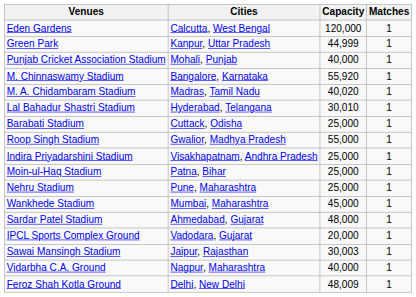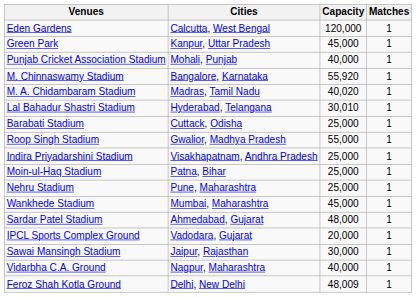(343, 44) 44,999 -> (343, 44) 45,000
(343, 252) 30,003 -> (343, 252) 30,000
